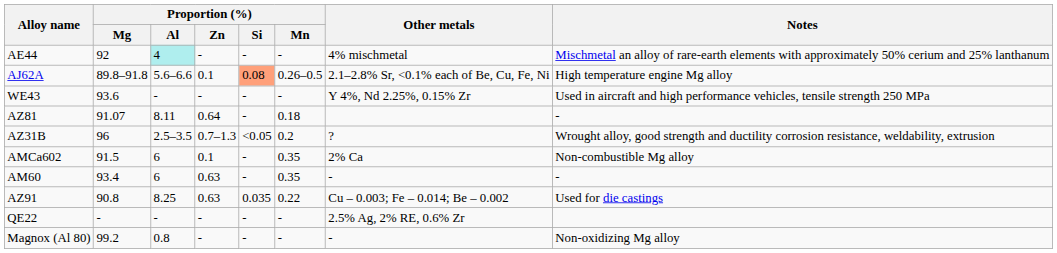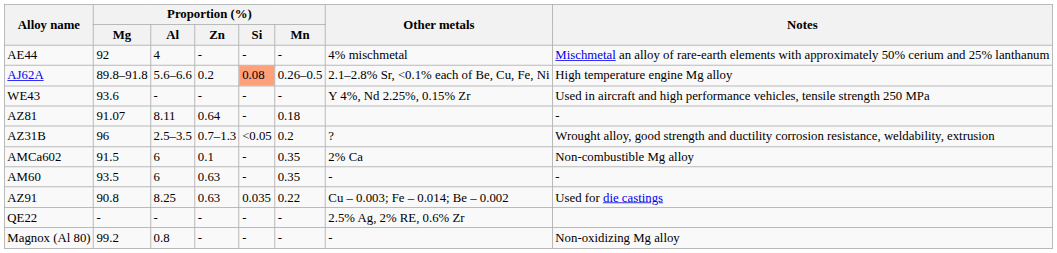(157, 55) paleturquoise background -> (157, 55) no background
(206, 75) 0.1 -> (206, 75) 0.2
(108, 177) 93.4 -> (108, 177) 93.5
